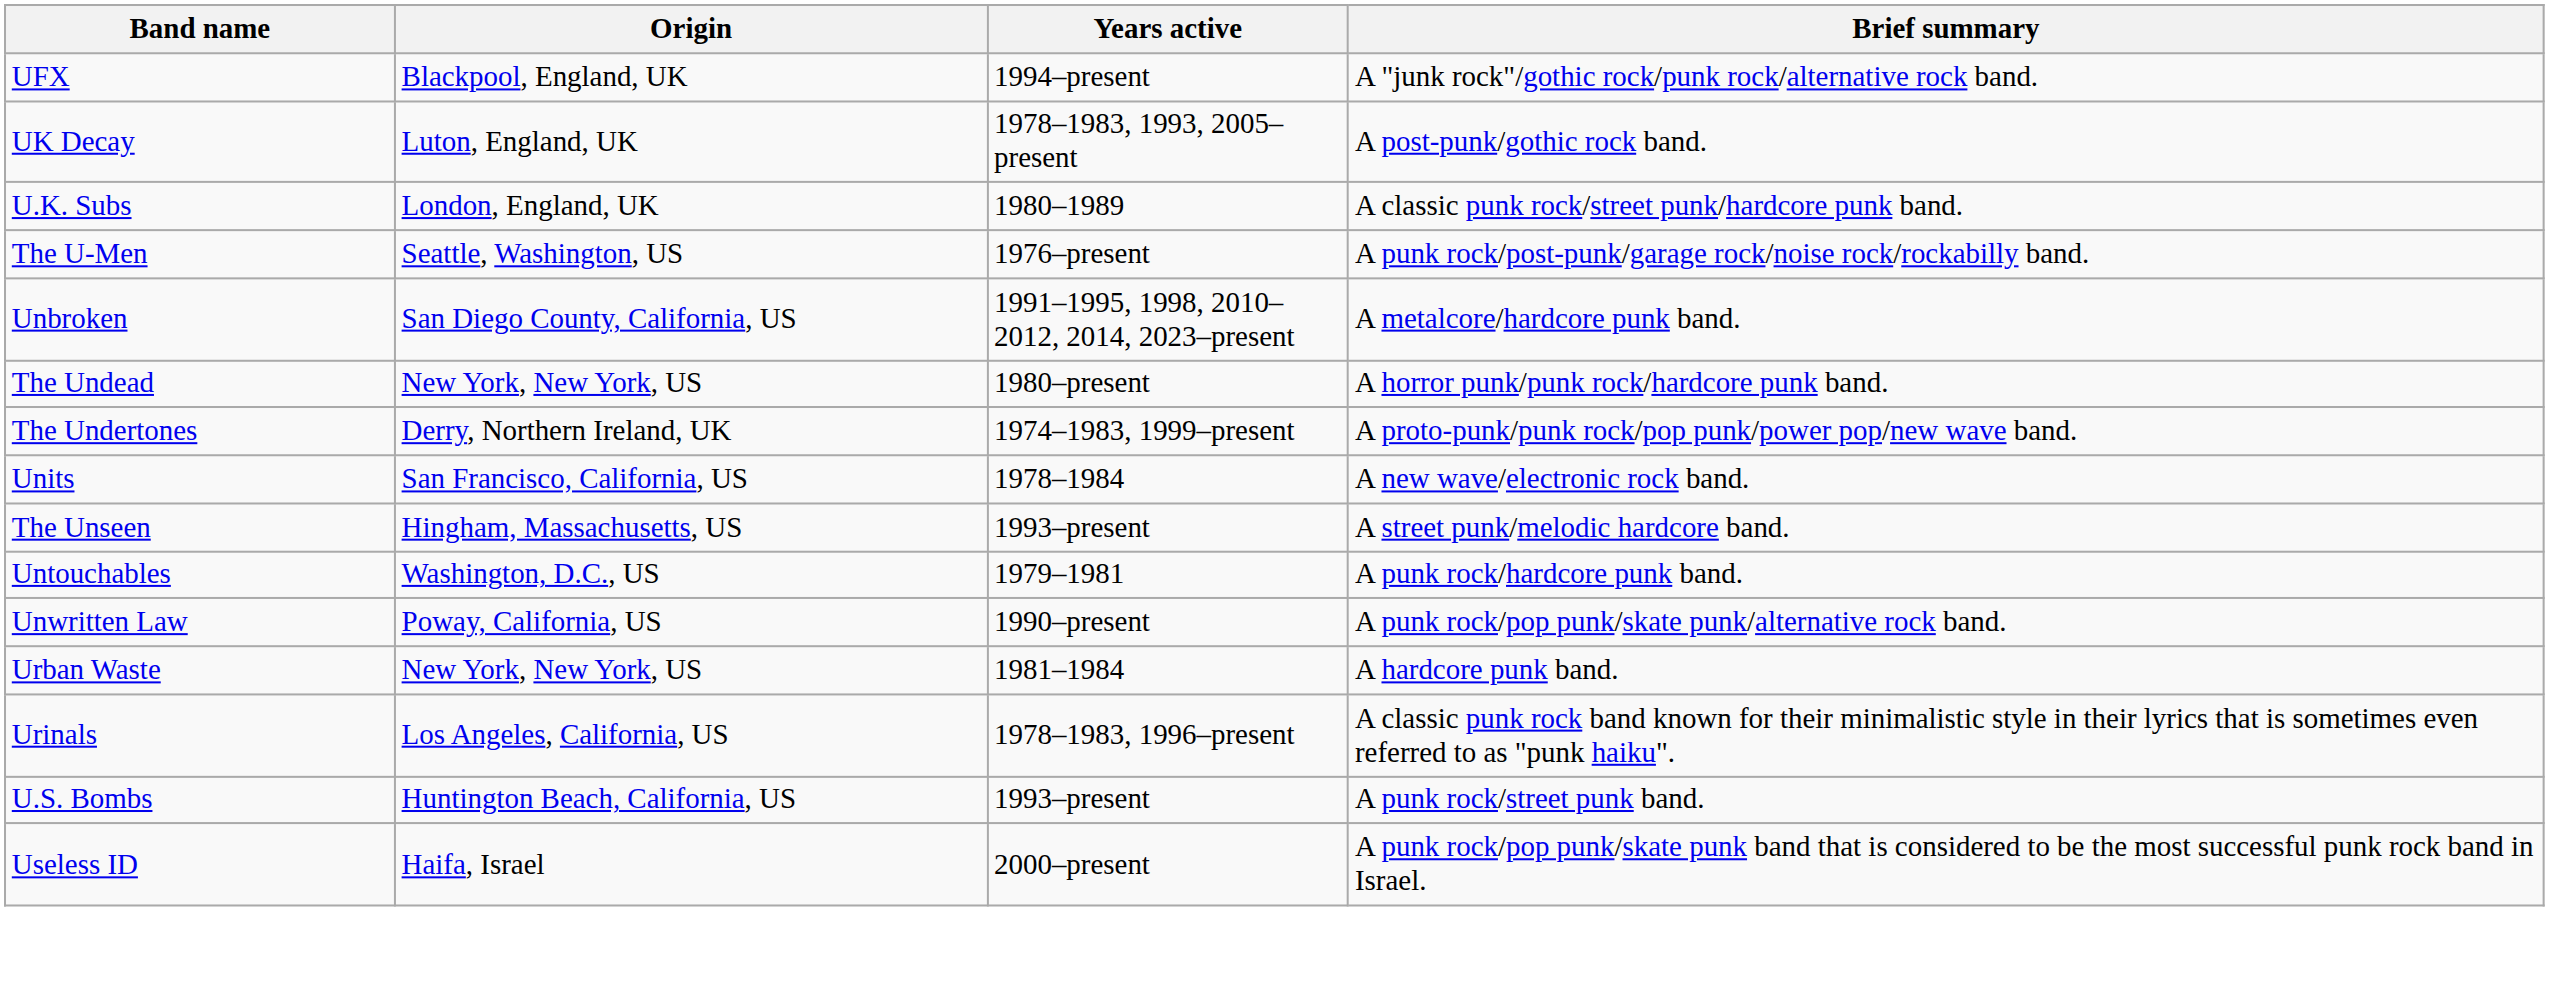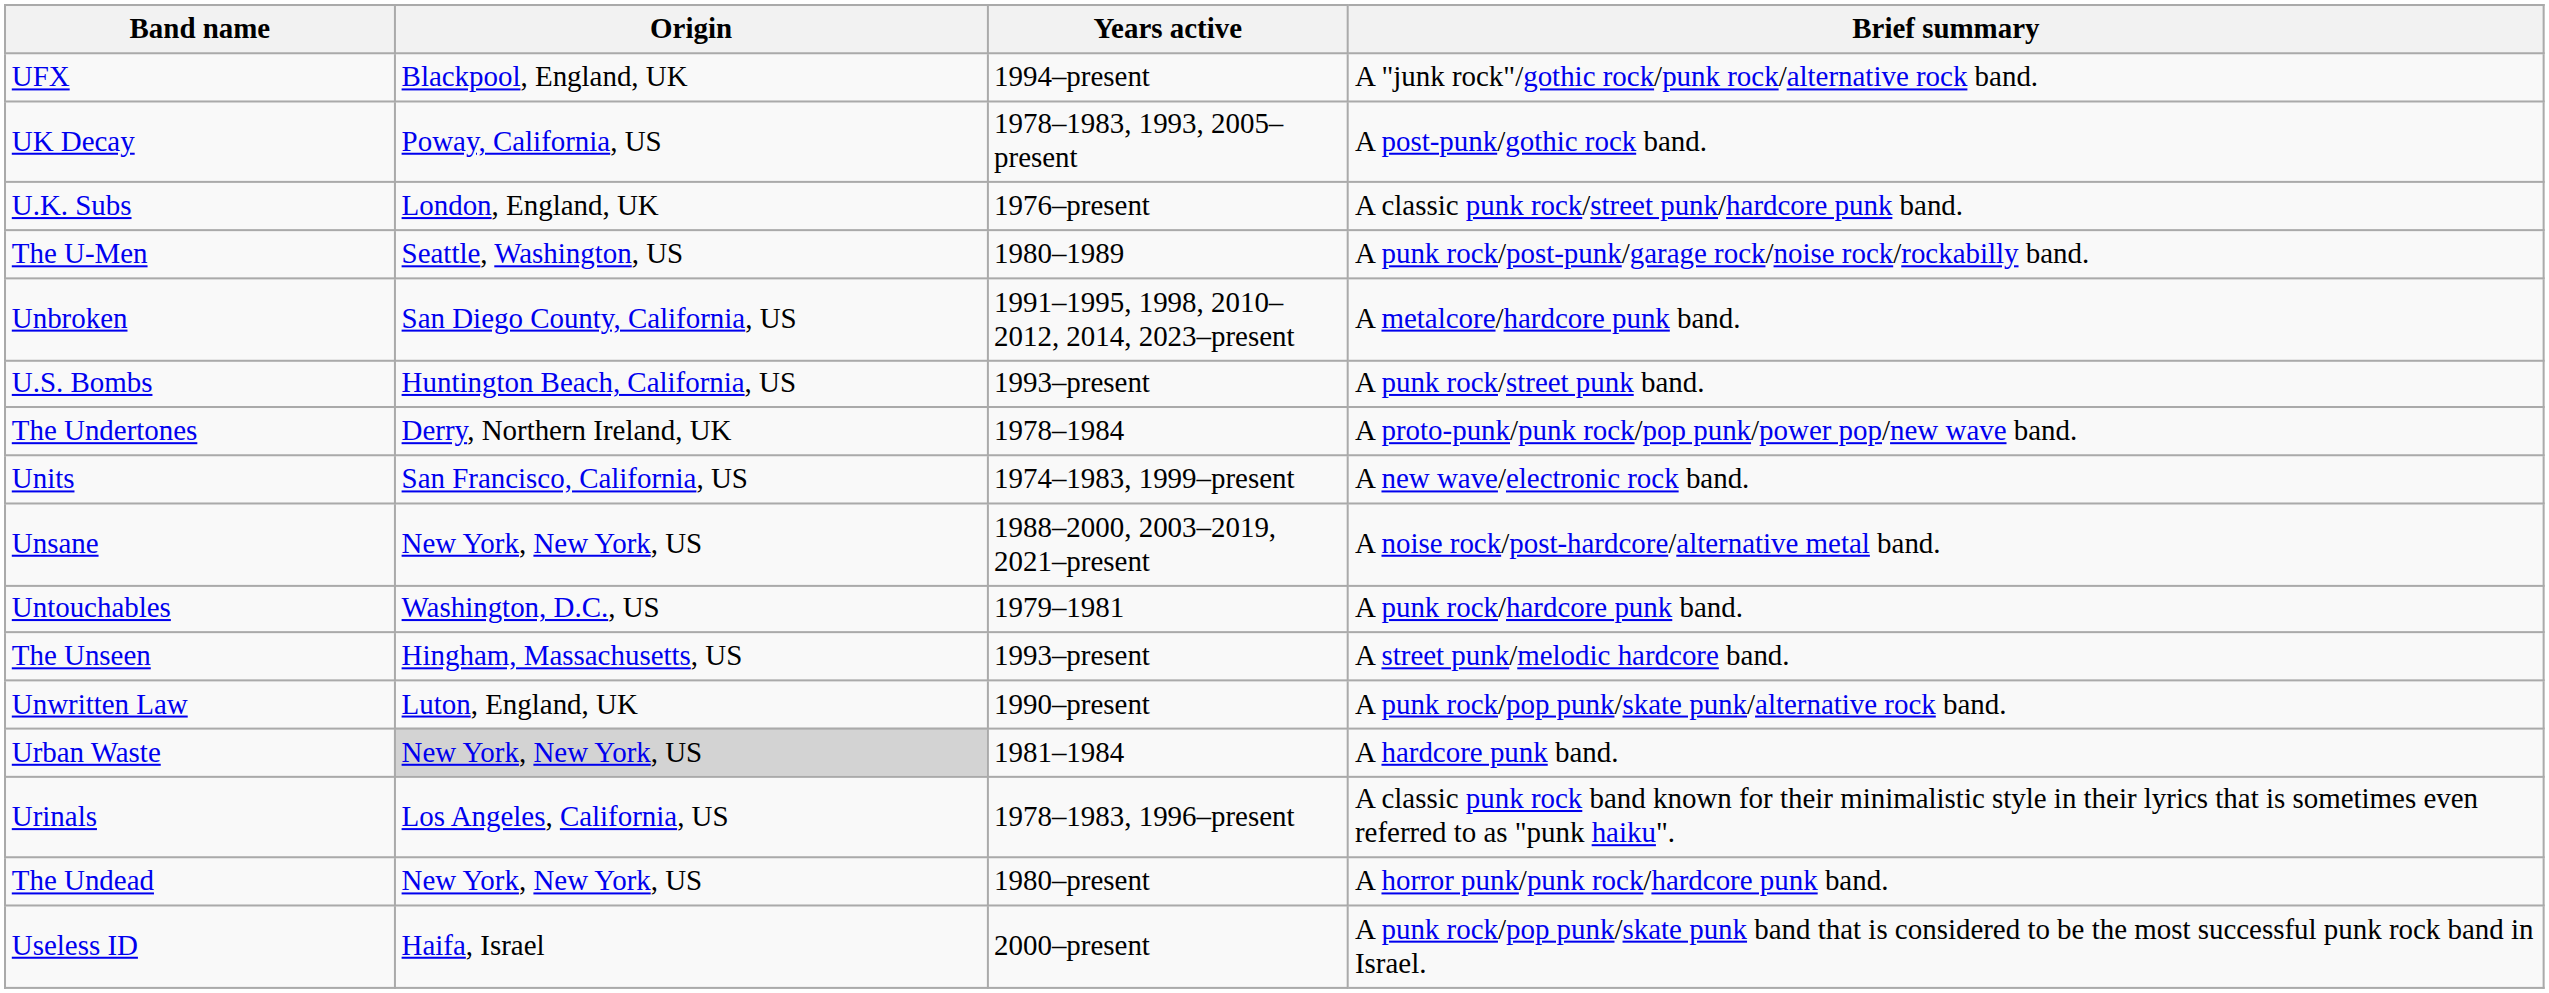(520, 141) Luton, England, UK -> (532, 141) Poway, California, US
(1059, 206) 1980–1989 -> (1072, 206) 1976–present
(1072, 253) 1976–present -> (1059, 253) 1980–1989
rows swapped: (83, 383) <-> (82, 799)
(1144, 431) 1974–1983, 1999–present -> (1059, 431) 1978–1984
(1059, 478) 1978–1984 -> (1144, 478) 1974–1983, 1999–present
+ row: (55, 543)
rows swapped: (81, 526) <-> (91, 574)
(532, 622) Poway, California, US -> (520, 704) Luton, England, UK
(552, 669) no background -> (552, 751) lightgrey background
